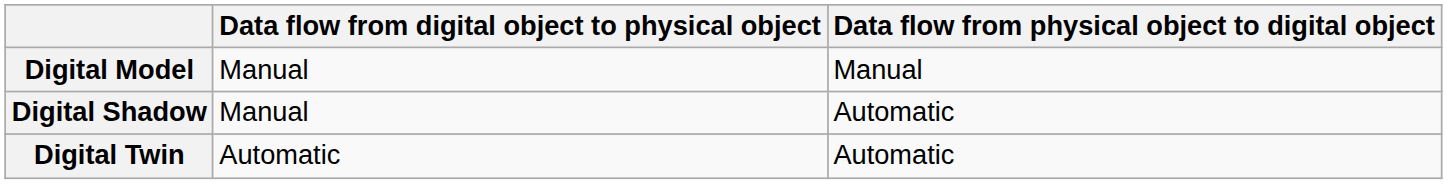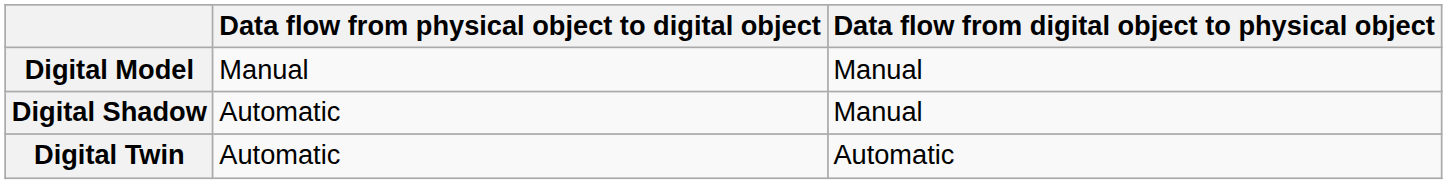columns swapped: (1134, 26) <-> (520, 26)
